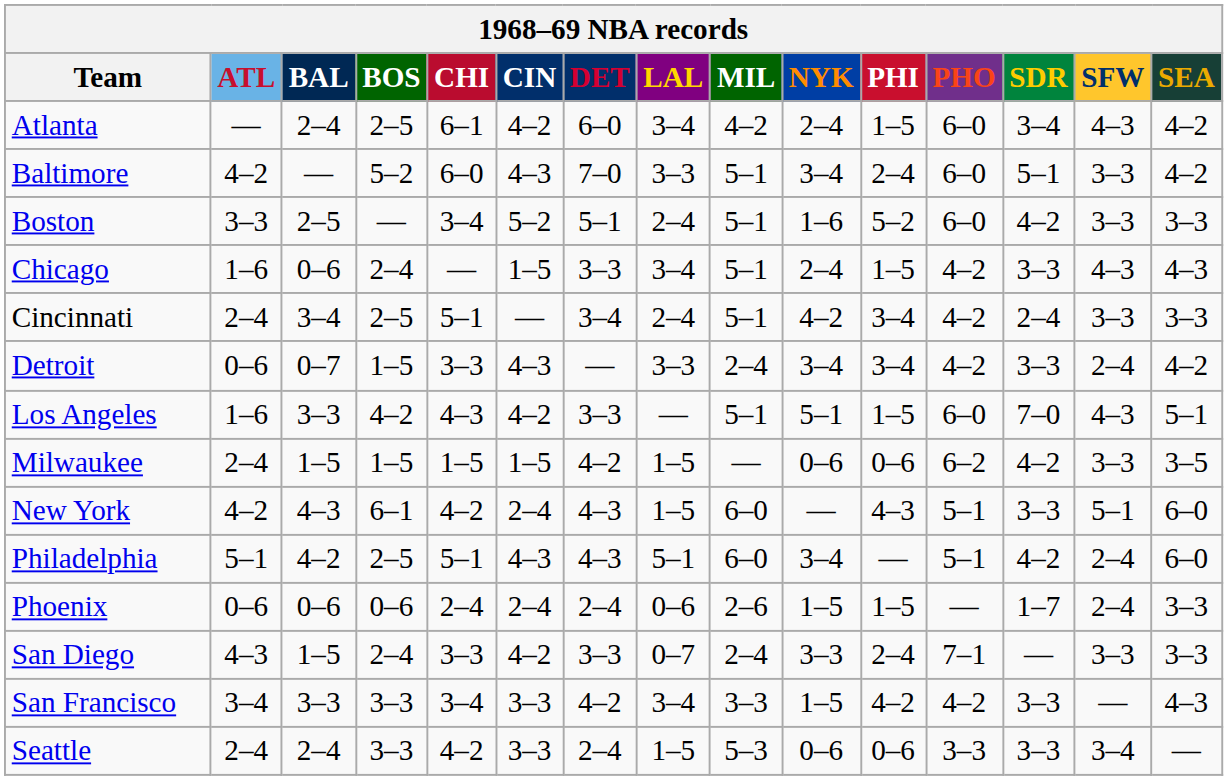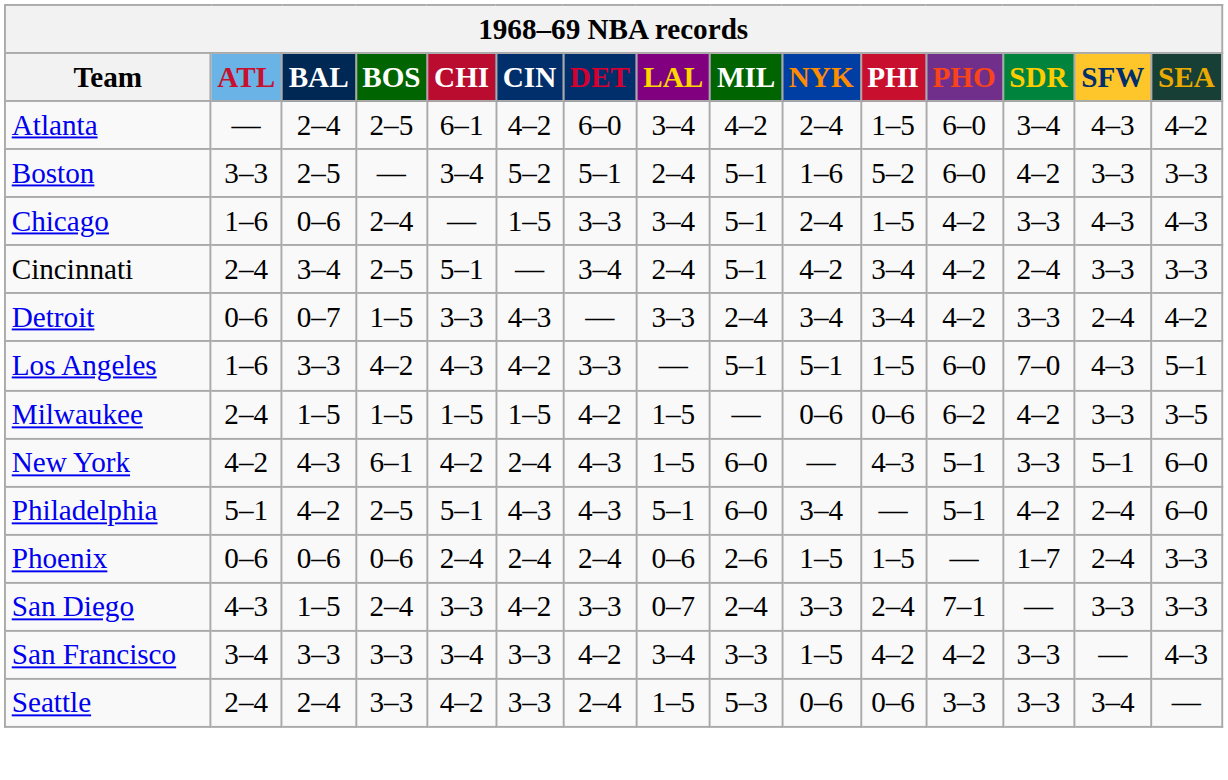- row: (70, 173)
